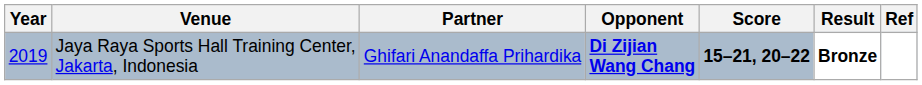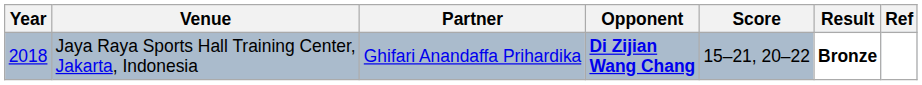(28, 56) 2019 -> (28, 56) 2018
(757, 56) bold -> (757, 56) normal
